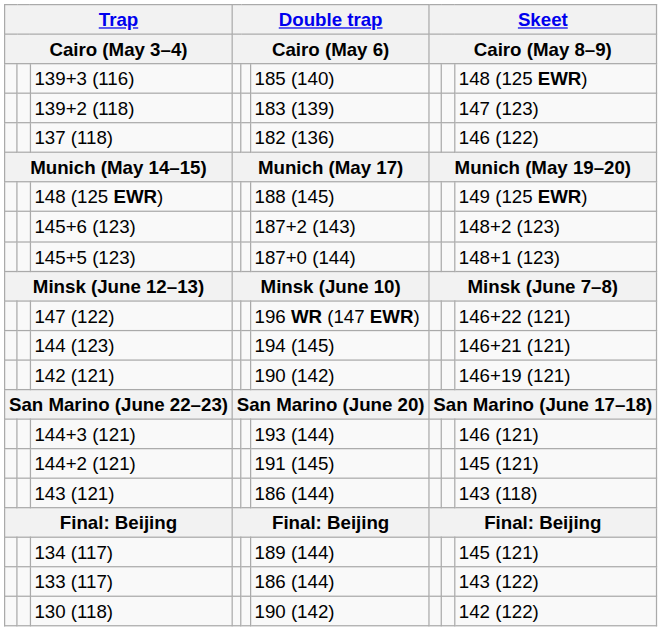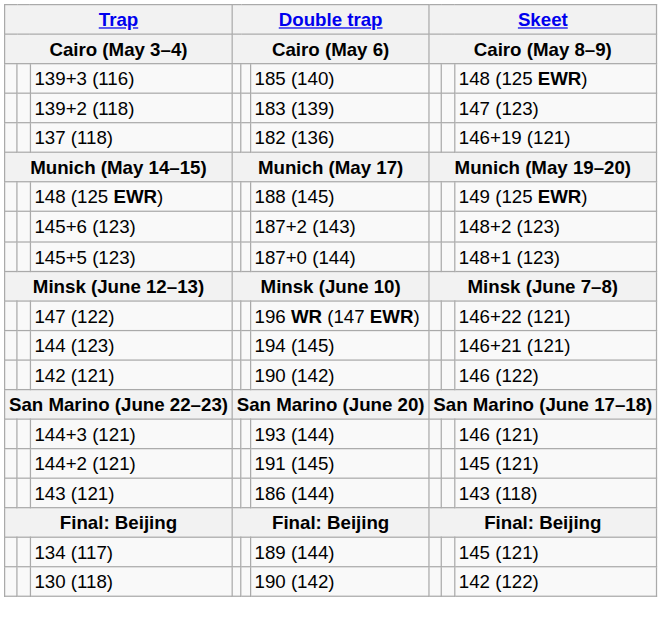(499, 138) 146 (122) -> (515, 138) 146+19 (121)
(515, 375) 146+19 (121) -> (499, 375) 146 (122)
- row: (74, 582)
